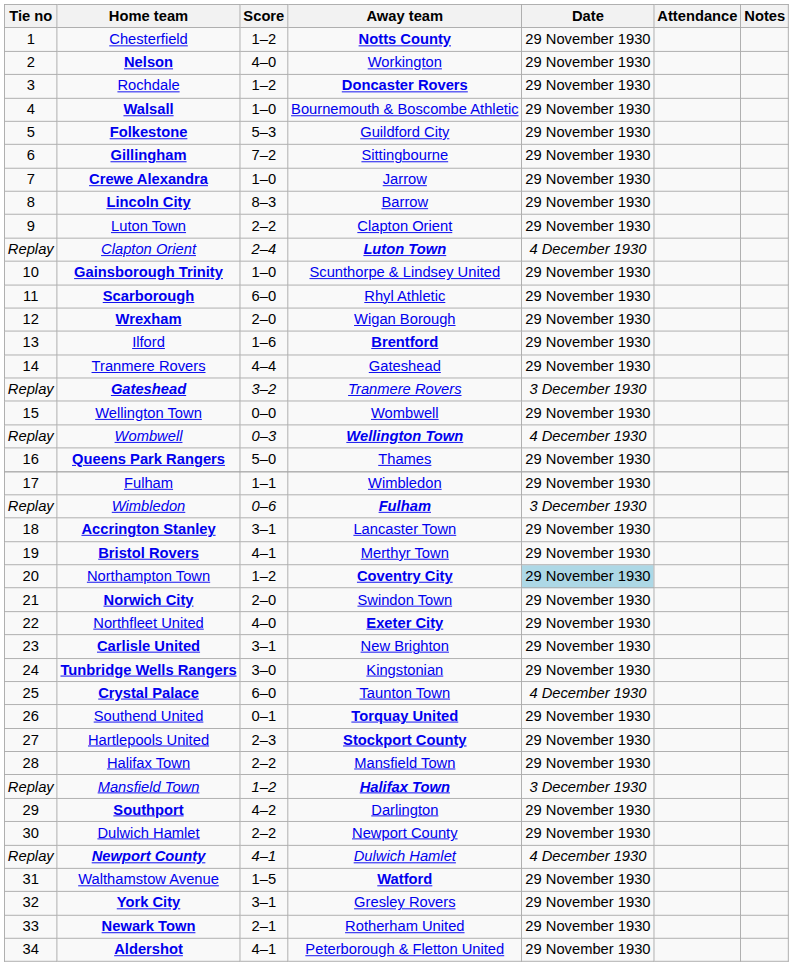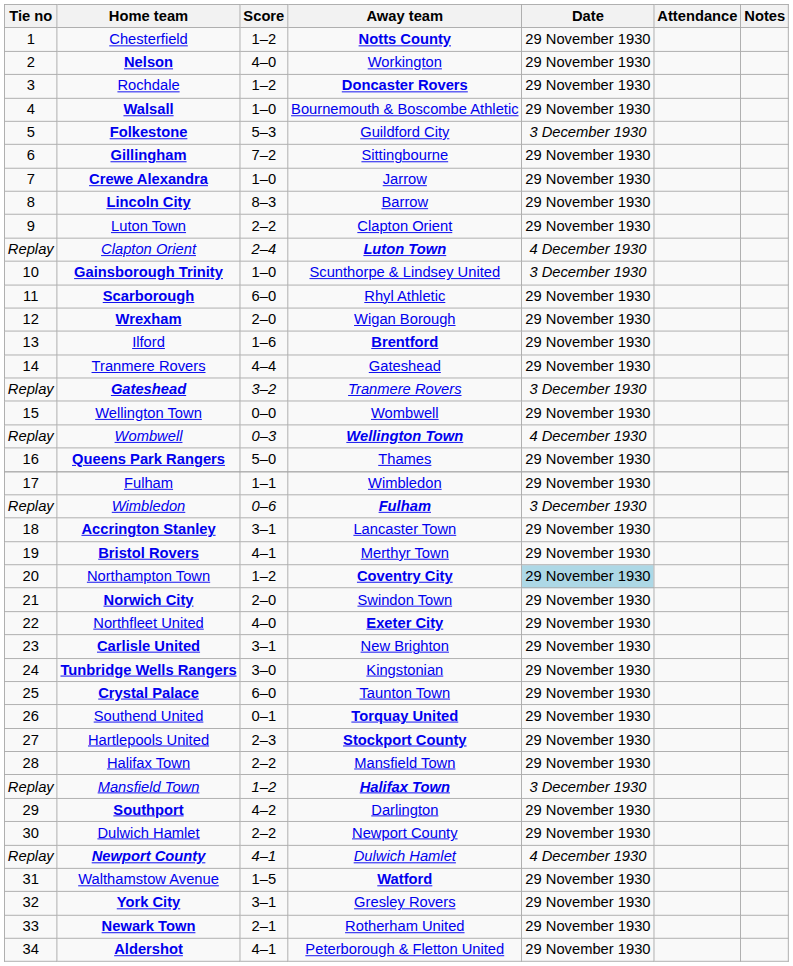(588, 132) 29 November 1930 -> (588, 132) 3 December 1930
(588, 272) 29 November 1930 -> (588, 272) 3 December 1930
(588, 693) 4 December 1930 -> (588, 693) 29 November 1930
